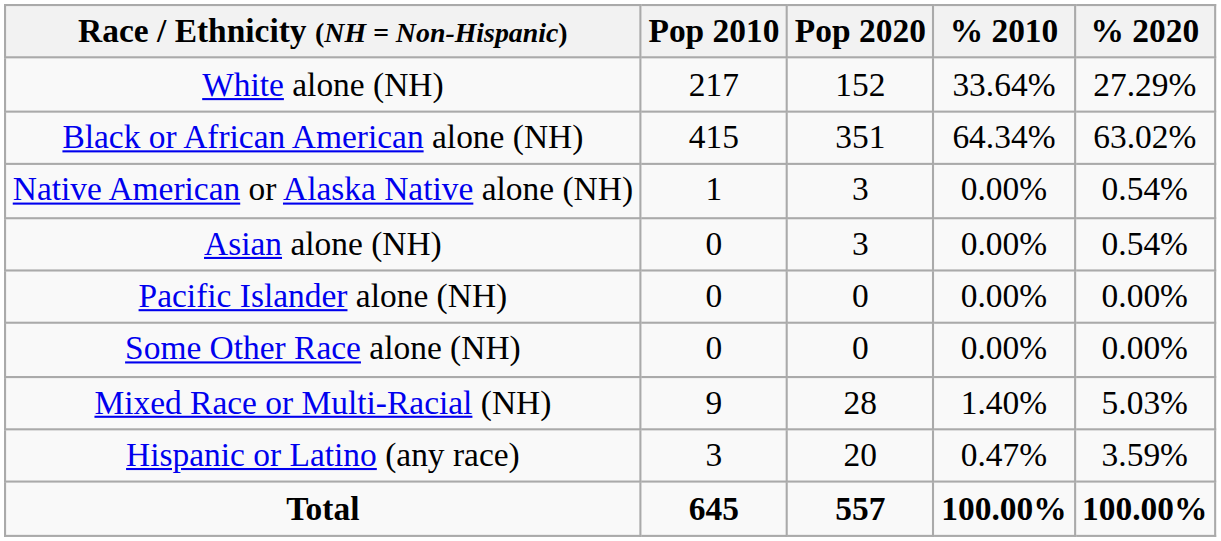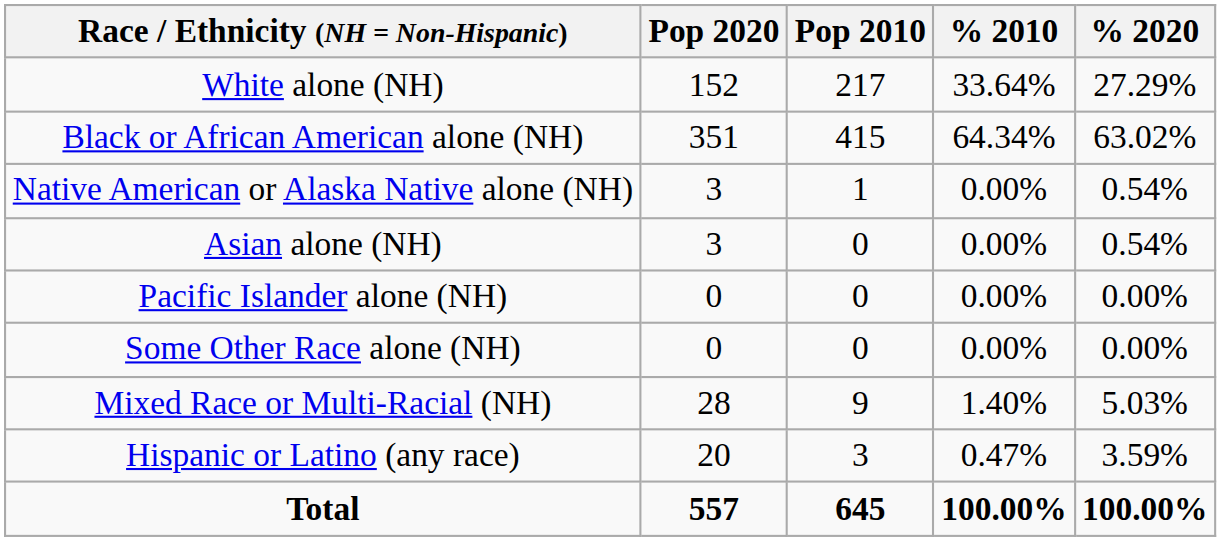columns swapped: (714, 31) <-> (860, 31)
